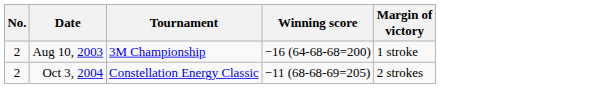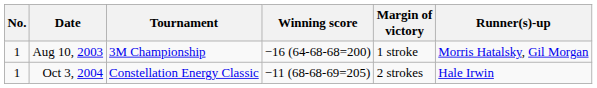+ column: (513, 22)
(17, 51) 2 -> (17, 51) 1
(17, 73) 2 -> (17, 73) 1
